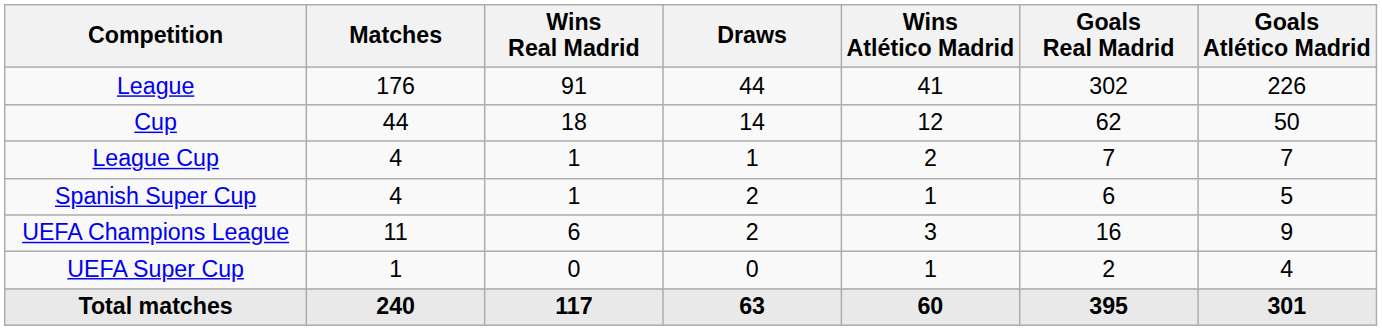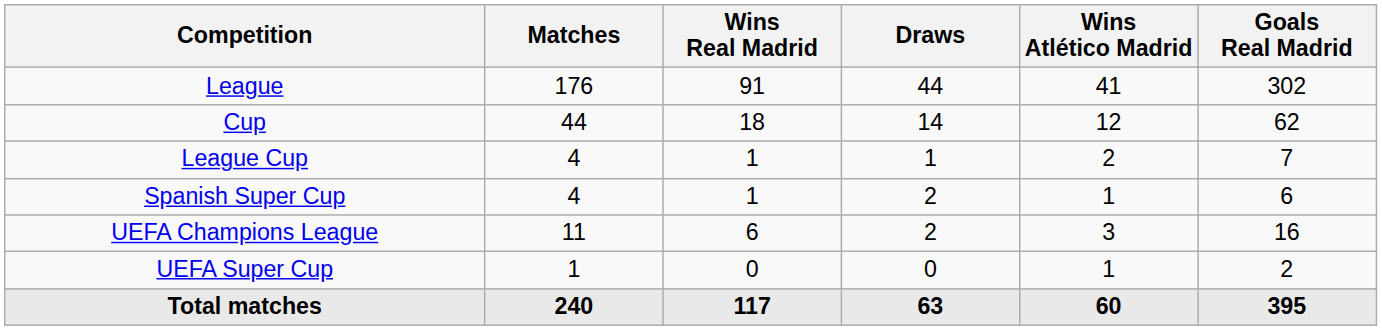- column: (1287, 35)
